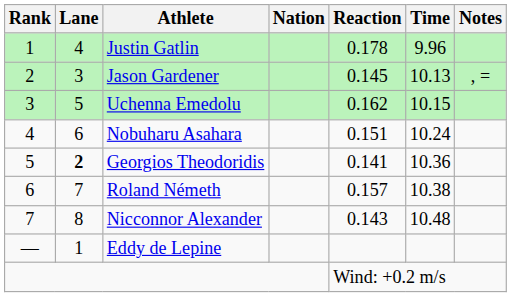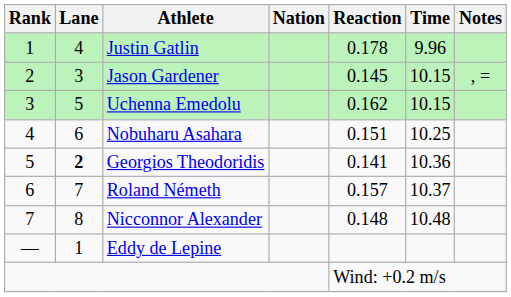(430, 76) 10.13 -> (430, 76) 10.15
(430, 133) 10.24 -> (430, 133) 10.25
(430, 190) 10.38 -> (430, 190) 10.37
(367, 219) 0.143 -> (367, 219) 0.148
